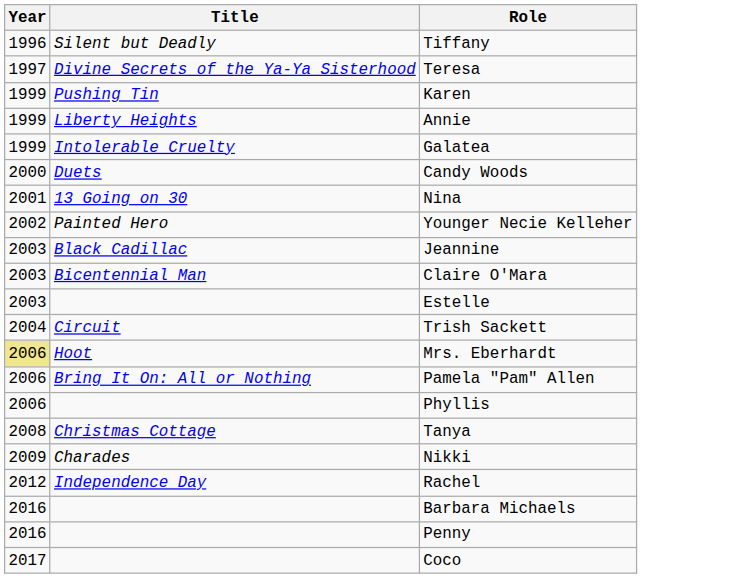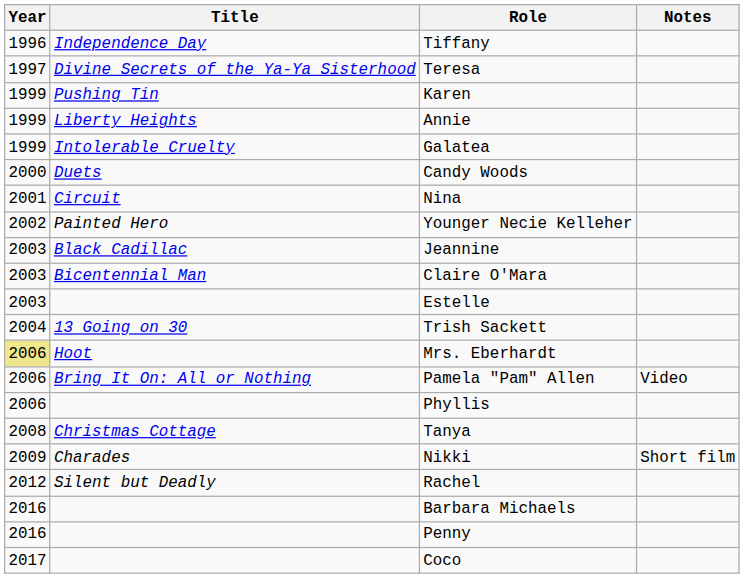+ column: (688, 18)
(135, 43) Silent but Deadly -> (130, 43) Independence Day
(121, 198) 13 Going on 30 -> (87, 198) Circuit
(87, 328) Circuit -> (121, 328) 13 Going on 30
(130, 483) Independence Day -> (135, 483) Silent but Deadly
